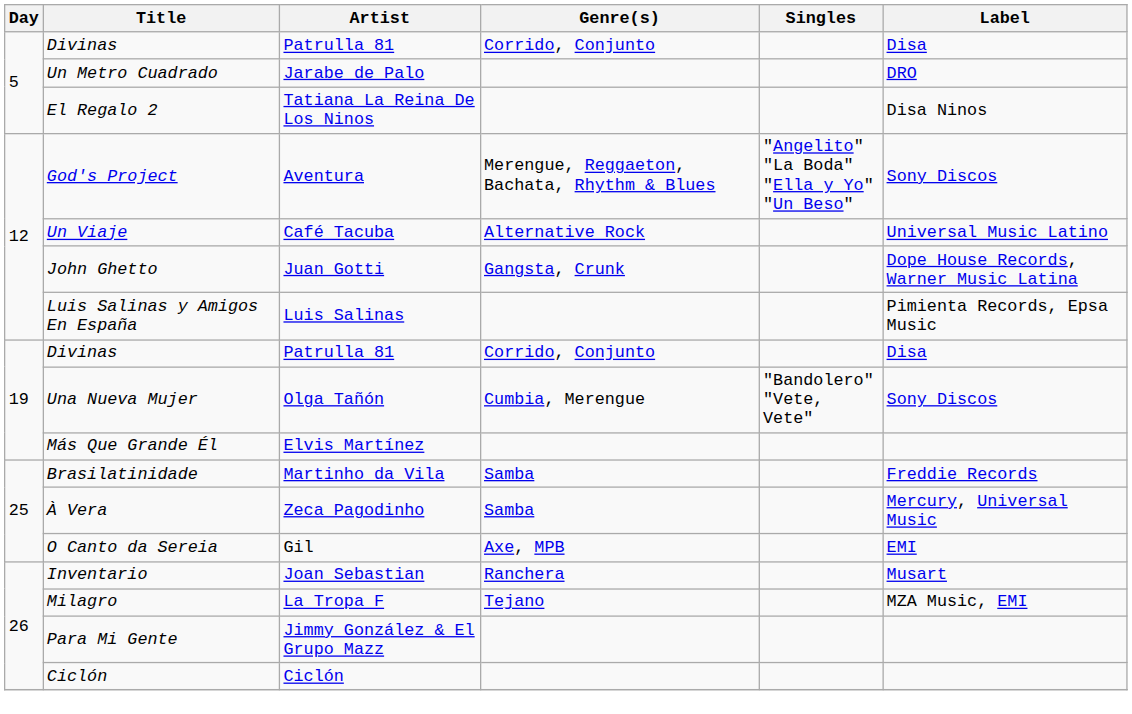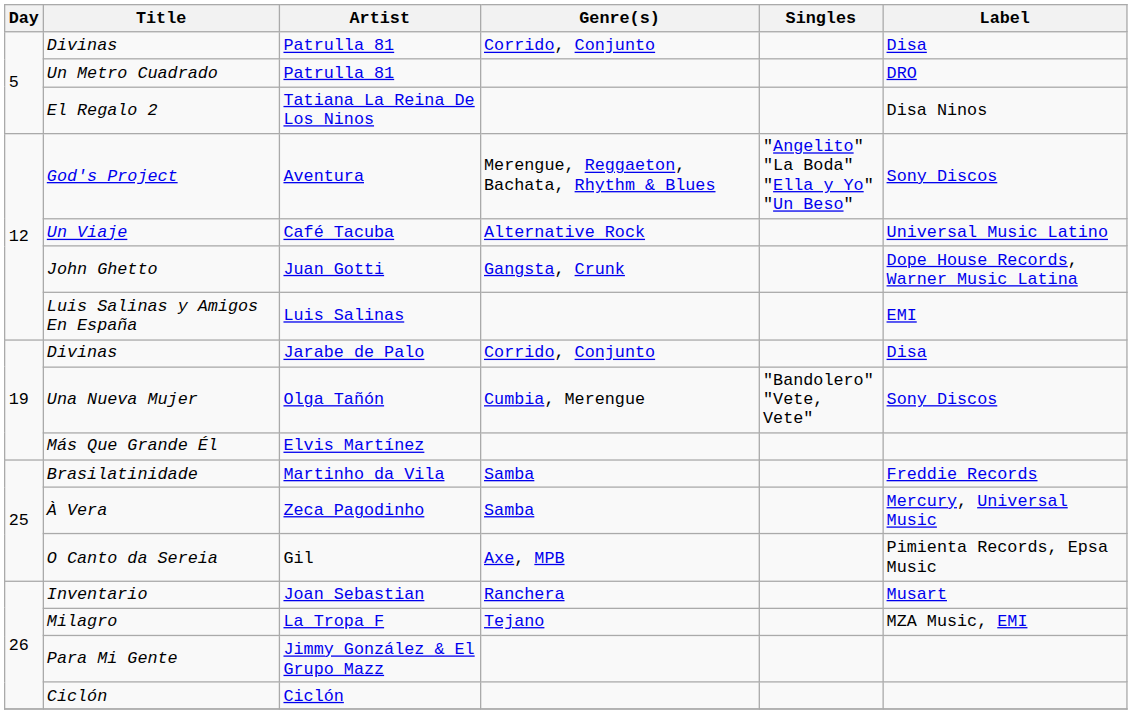(354, 73) Jarabe de Palo -> (339, 73) Patrulla 81
(997, 316) Pimienta Records, Epsa Music -> (902, 316) EMI
(339, 353) Patrulla 81 -> (354, 353) Jarabe de Palo
(902, 548) EMI -> (997, 557) Pimienta Records, Epsa Music
